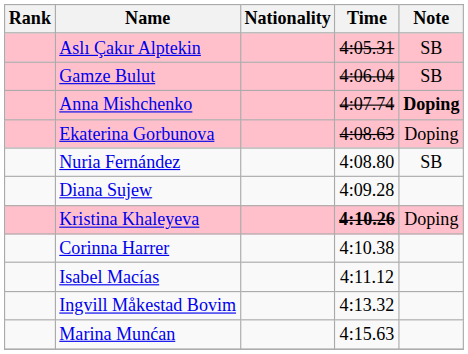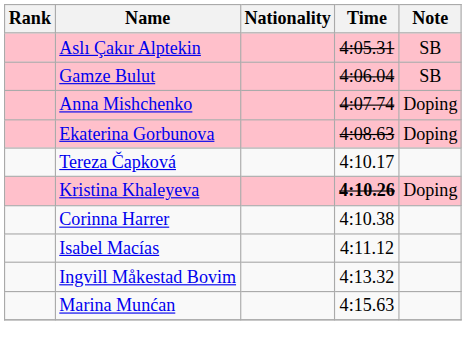(431, 104) bold -> (430, 104) normal
- row: (120, 162)
- row: (106, 190)
+ row: (118, 162)
